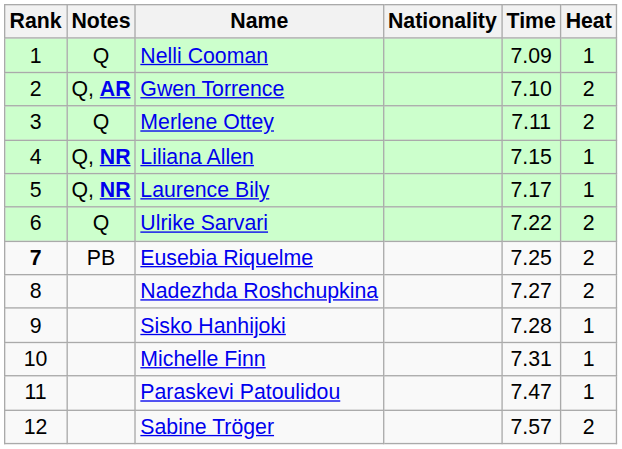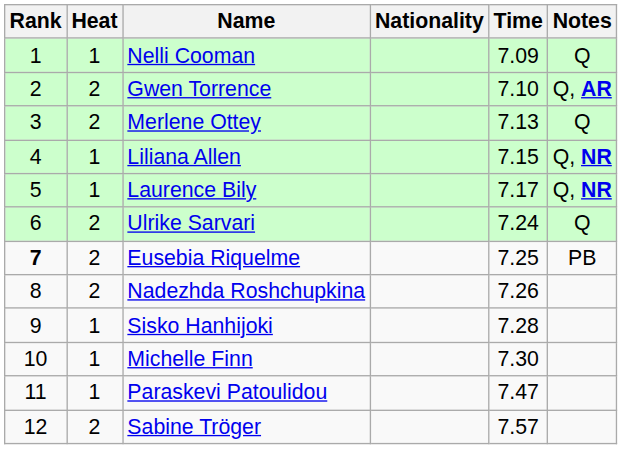columns swapped: (589, 21) <-> (101, 21)
(531, 122) 7.11 -> (518, 122) 7.13
(531, 223) 7.22 -> (518, 223) 7.24
(531, 291) 7.27 -> (518, 291) 7.26
(531, 358) 7.31 -> (518, 358) 7.30
